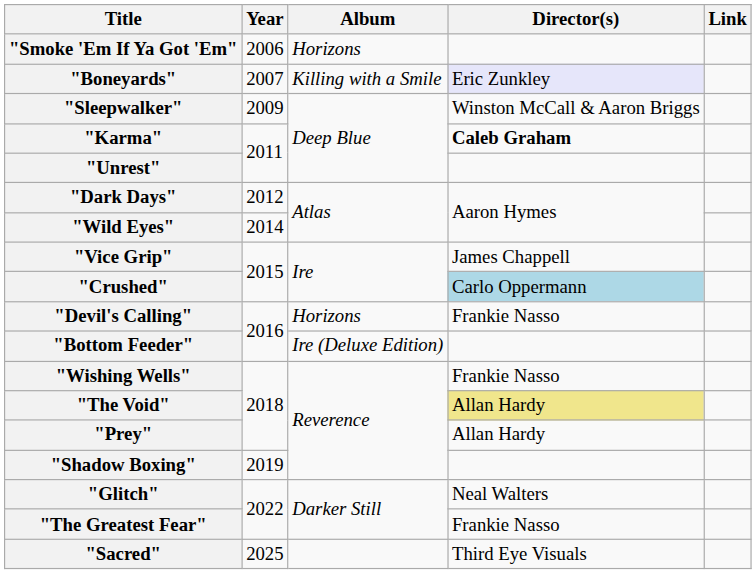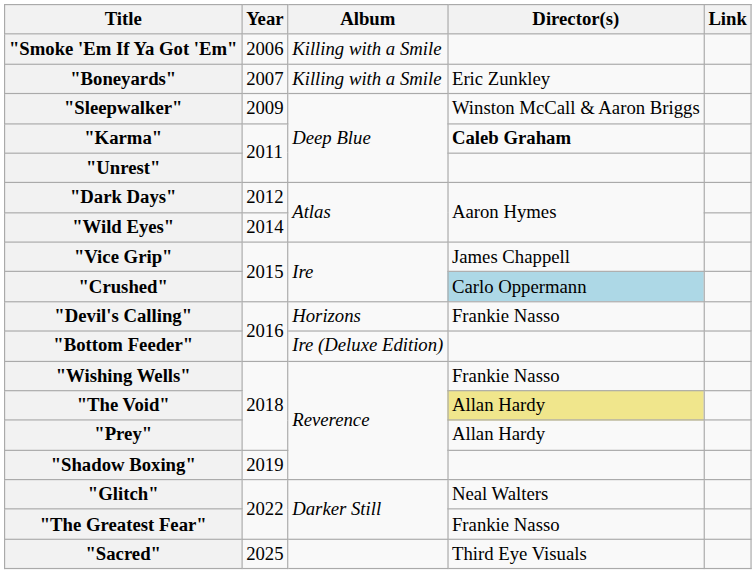(327, 49) Horizons -> (367, 49) Killing with a Smile
(501, 78) lavender background -> (501, 78) no background
